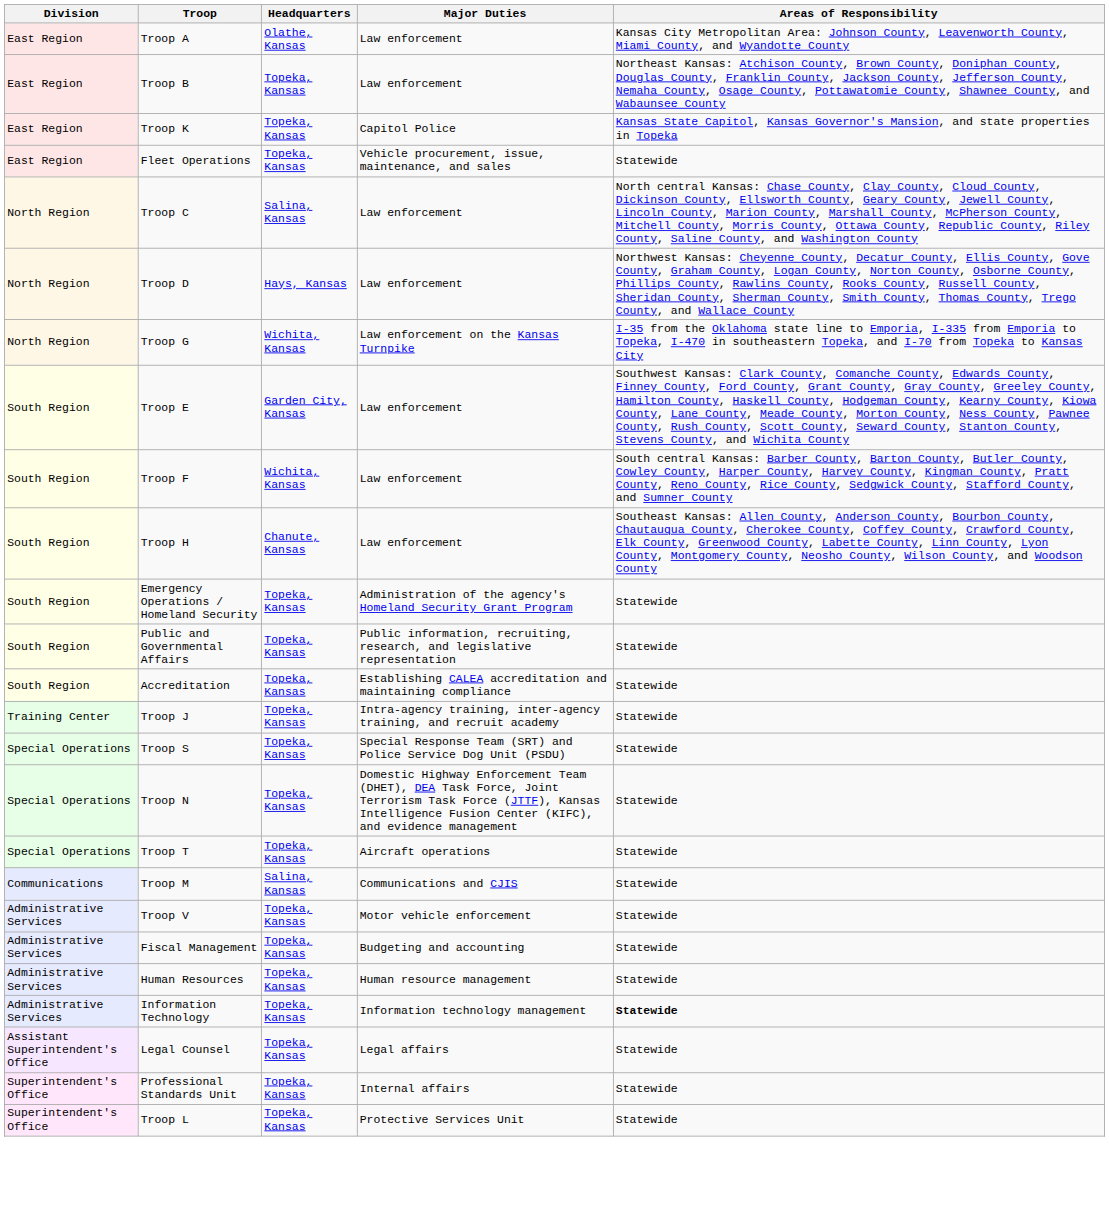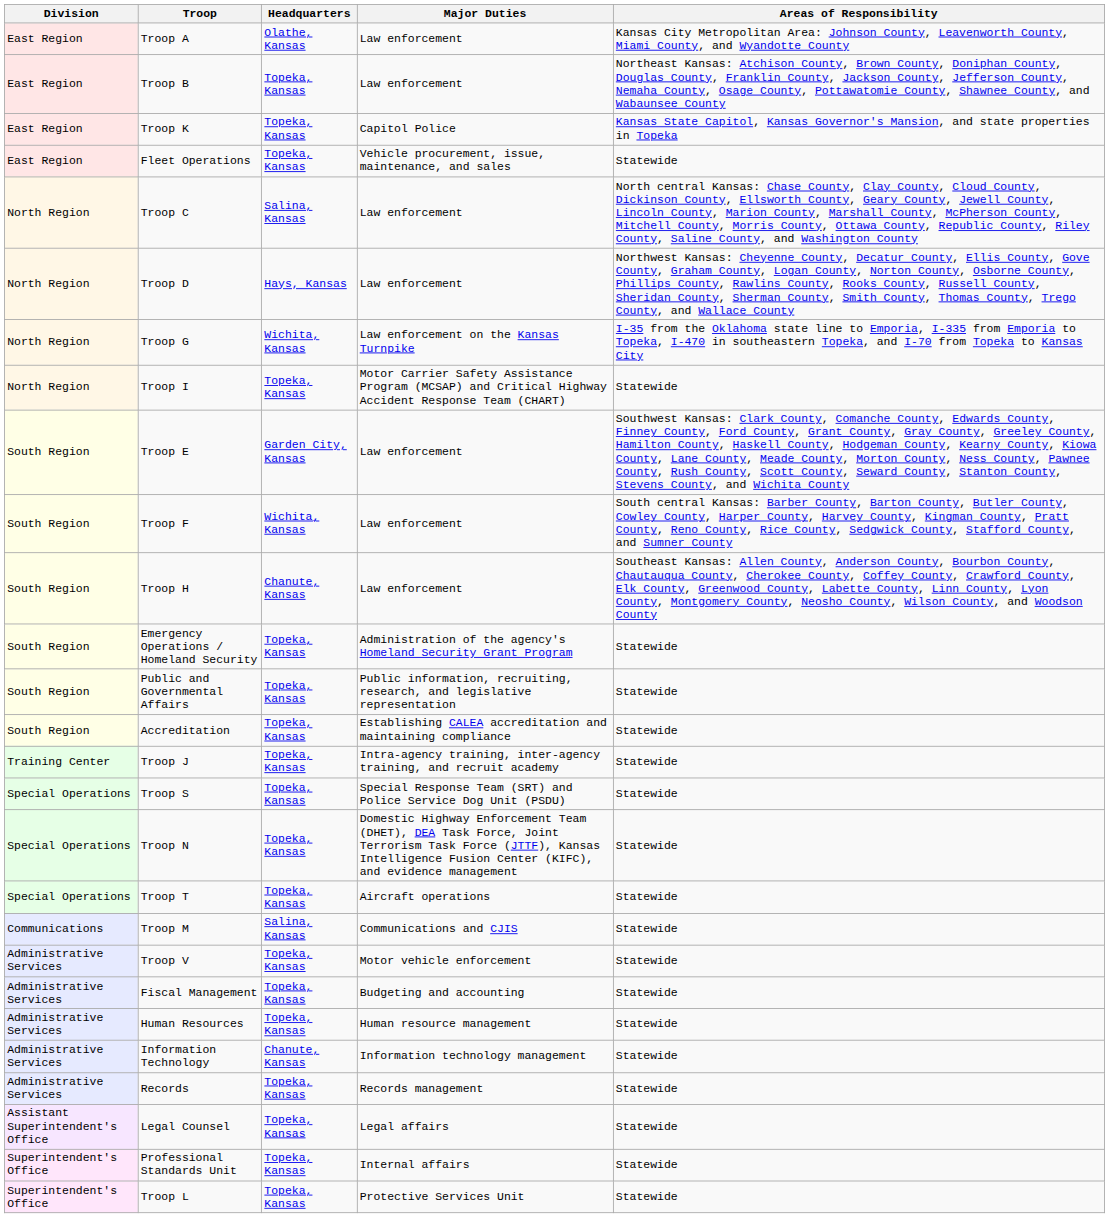+ row: (165, 387)
(288, 1011) Topeka, Kansas -> (292, 1056) Chanute, Kansas
(647, 1011) bold -> (647, 1056) normal
+ row: (165, 1088)
